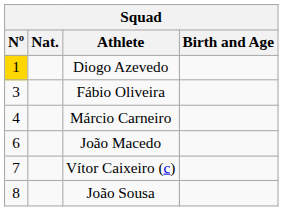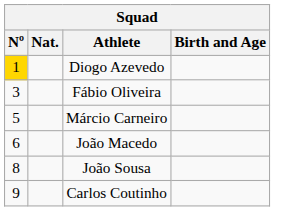(16, 118) 4 -> (16, 118) 5
- row: (121, 168)
+ row: (117, 193)
